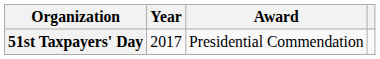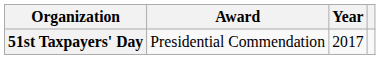columns swapped: (166, 16) <-> (276, 16)
